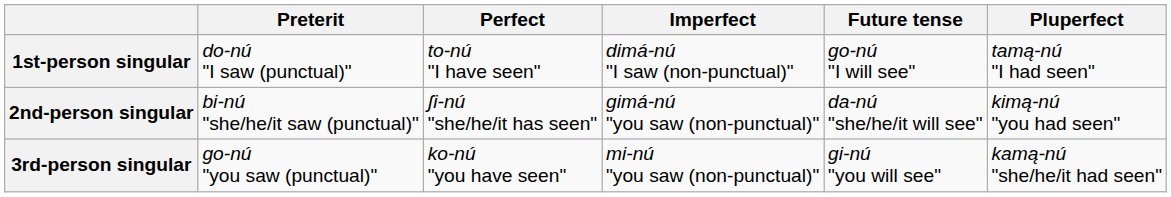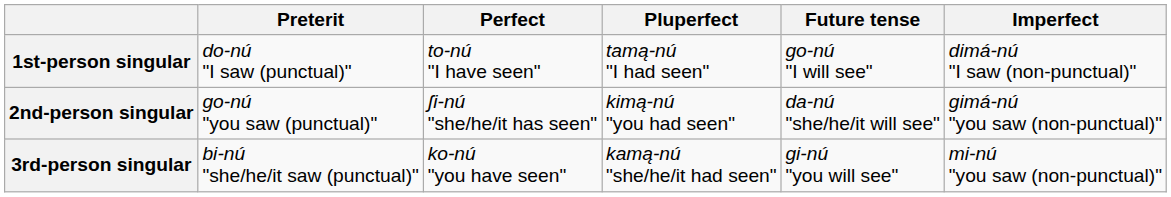columns swapped: (713, 19) <-> (1077, 19)
(311, 113) bi-nú "she/he/it saw (punctual)" -> (290, 113) go-nú "you saw (punctual)"
(290, 165) go-nú "you saw (punctual)" -> (311, 165) bi-nú "she/he/it saw (punctual)"
